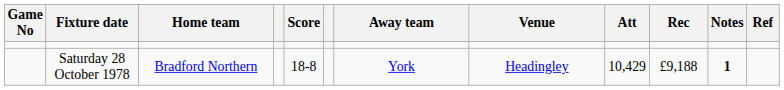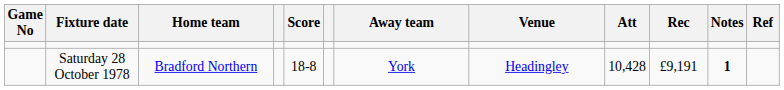(627, 66) 10,429 -> (627, 66) 10,428
(679, 66) £9,188 -> (679, 66) £9,191
